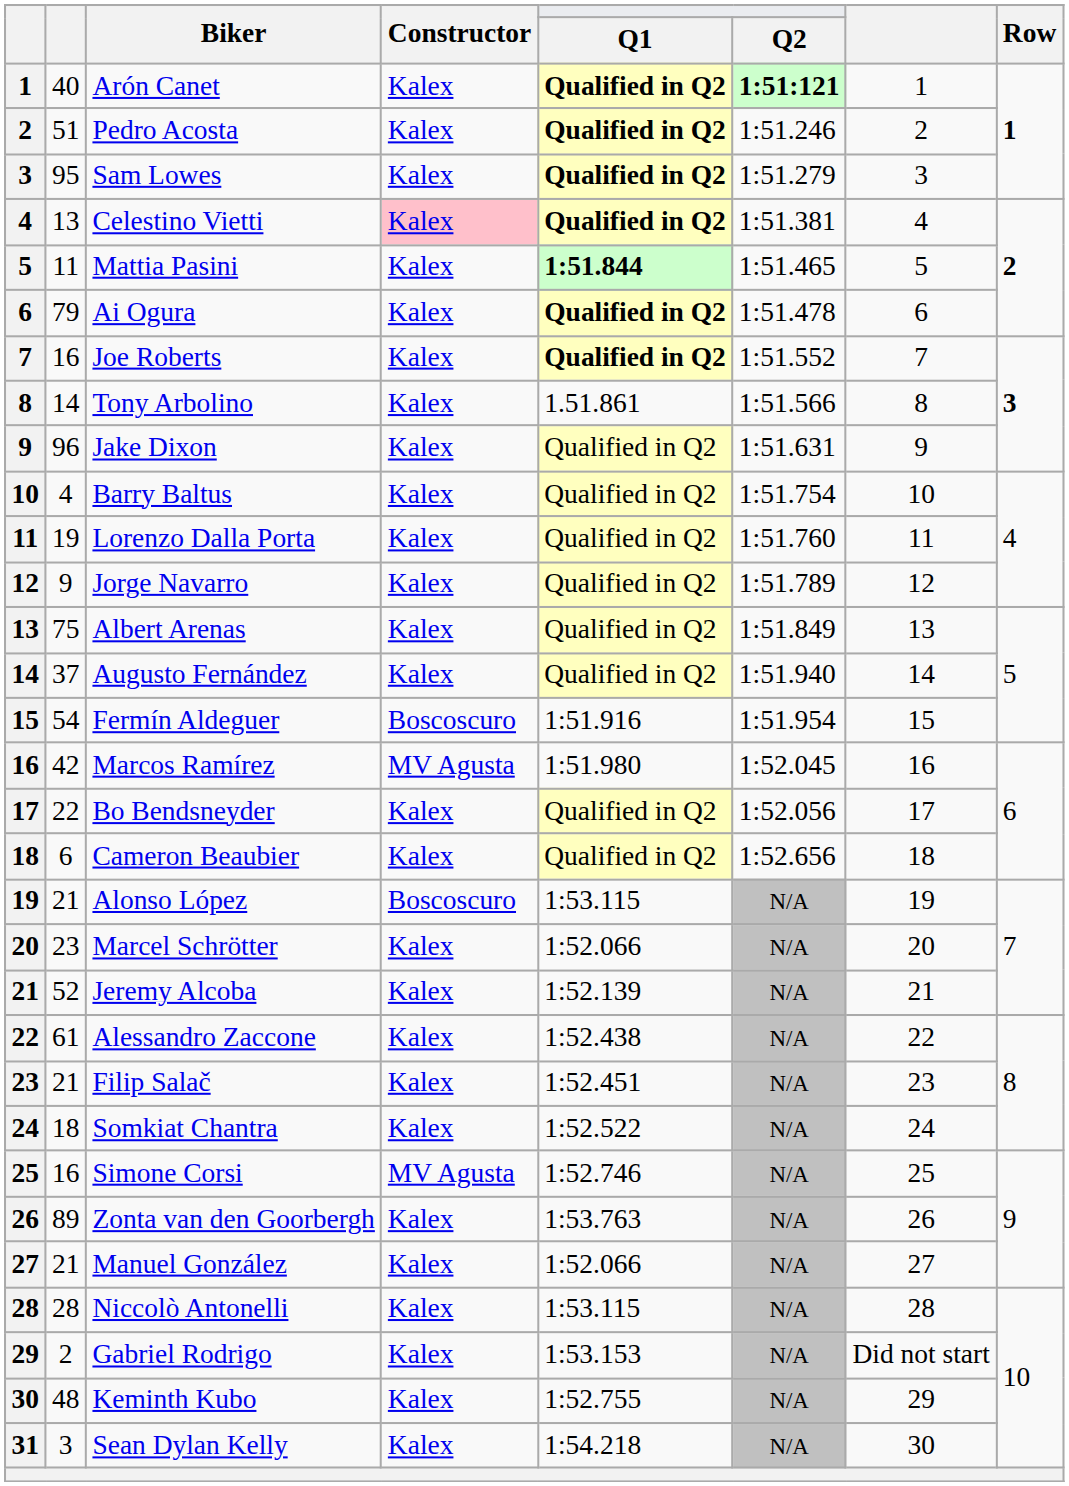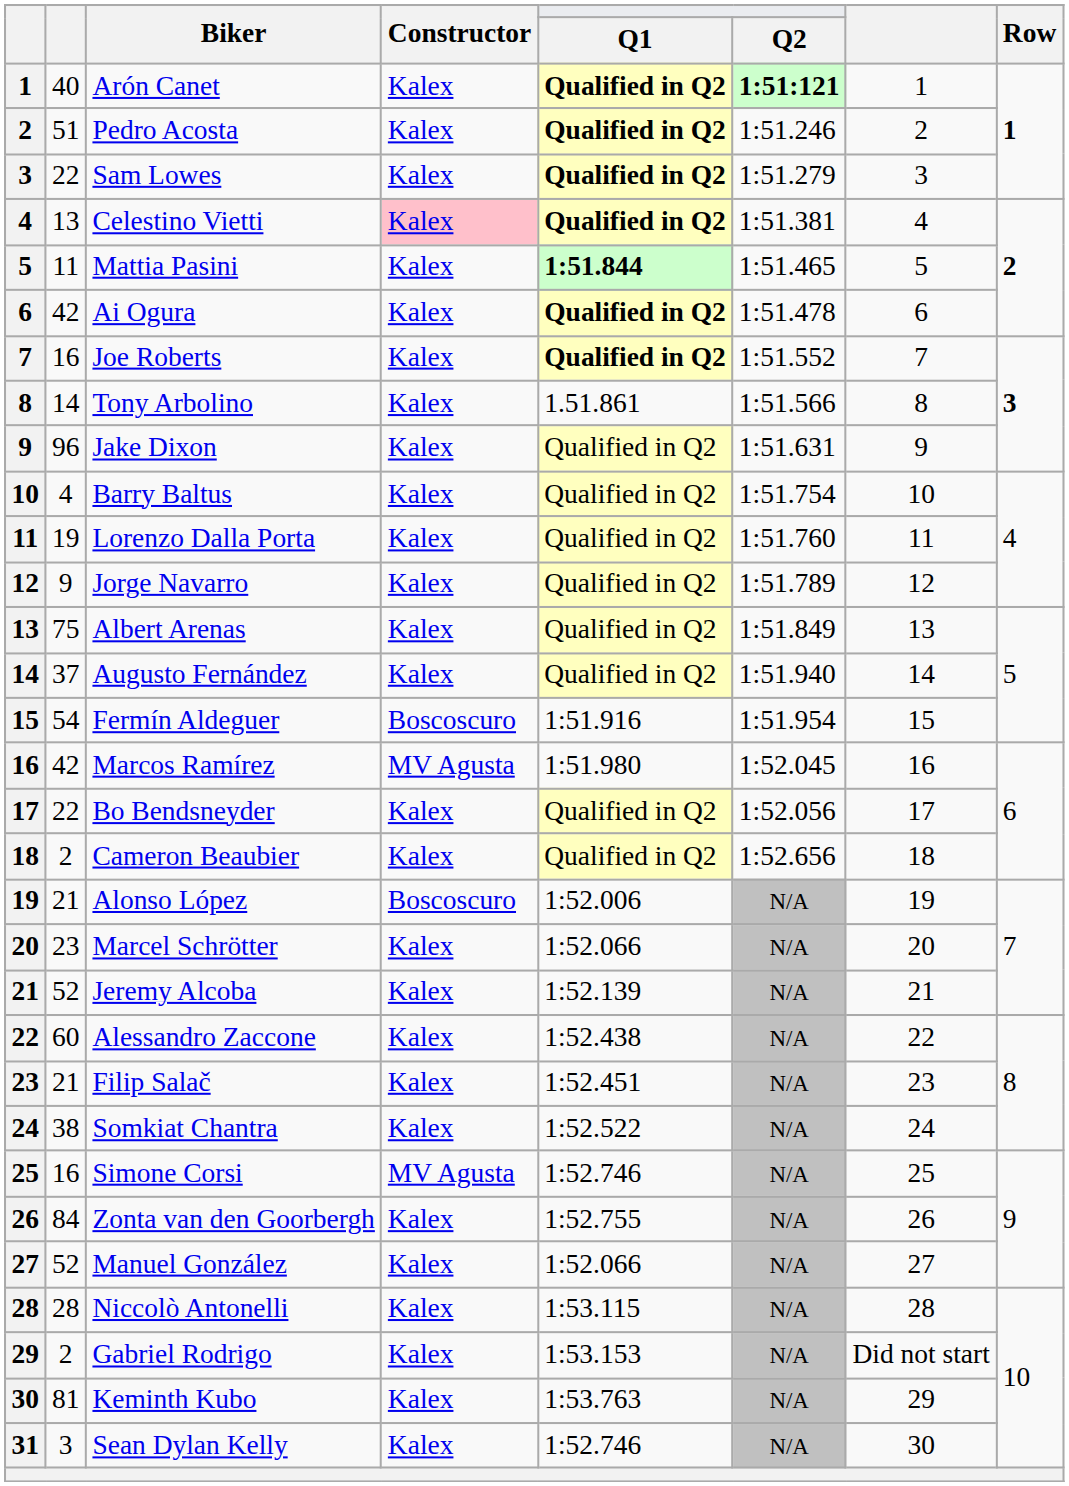(66, 175) 95 -> (66, 175) 22
(66, 311) 79 -> (66, 311) 42
(66, 855) 6 -> (66, 855) 2
(592, 900) 1:53.115 -> (593, 900) 1:52.006
(66, 1036) 61 -> (66, 1036) 60
(66, 1127) 18 -> (66, 1127) 38
(66, 1218) 89 -> (66, 1218) 84
(593, 1218) 1:53.763 -> (593, 1218) 1:52.755
(66, 1263) 21 -> (66, 1263) 52
(66, 1399) 48 -> (66, 1399) 81
(593, 1399) 1:52.755 -> (593, 1399) 1:53.763
(593, 1444) 1:54.218 -> (593, 1444) 1:52.746
